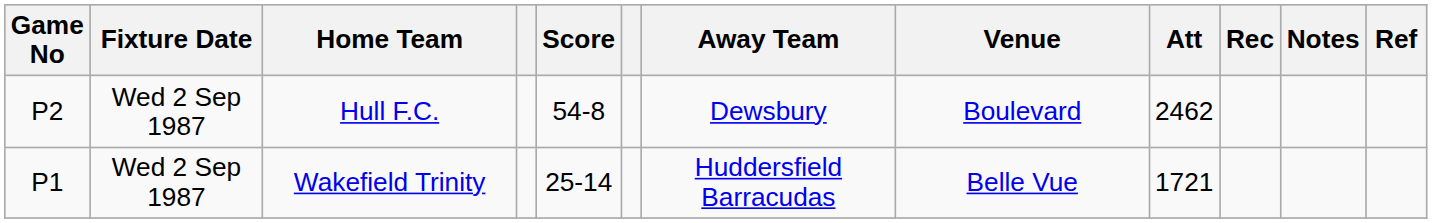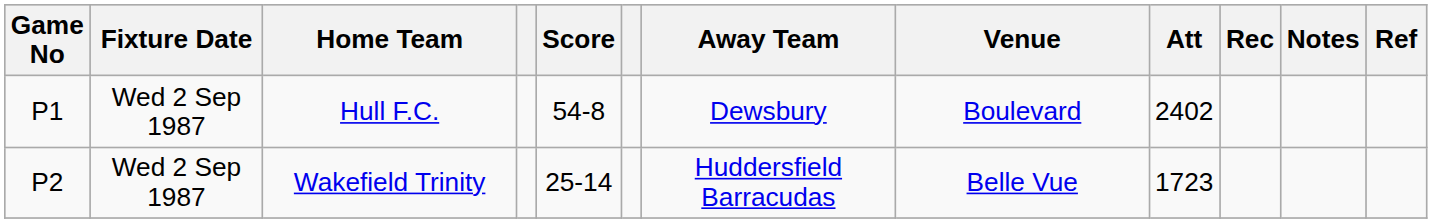(47, 111) P2 -> (47, 111) P1
(1184, 111) 2462 -> (1184, 111) 2402
(47, 182) P1 -> (47, 182) P2
(1184, 182) 1721 -> (1184, 182) 1723
